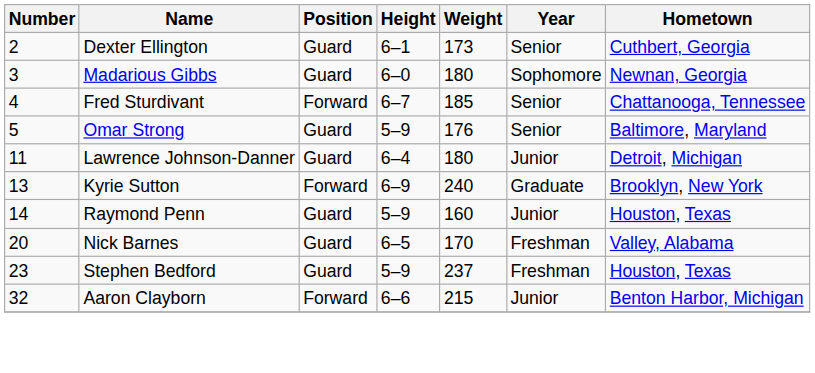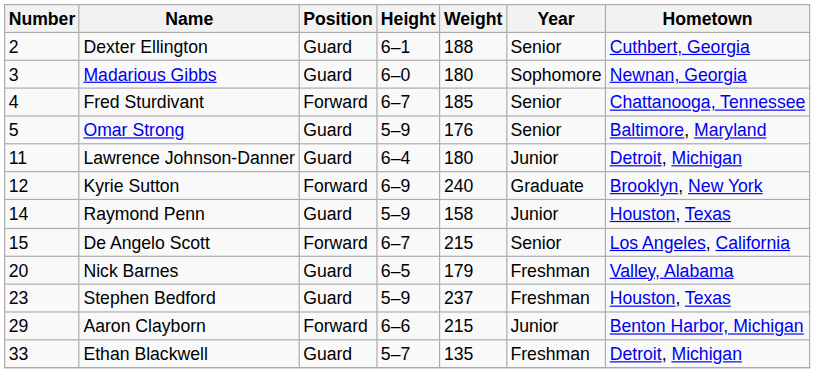(459, 47) 173 -> (459, 47) 188
(18, 186) 13 -> (18, 186) 12
(459, 214) 160 -> (459, 214) 158
+ row: (147, 242)
(459, 242) 170 -> (459, 270) 179
(18, 298) 32 -> (18, 326) 29
+ row: (146, 354)
